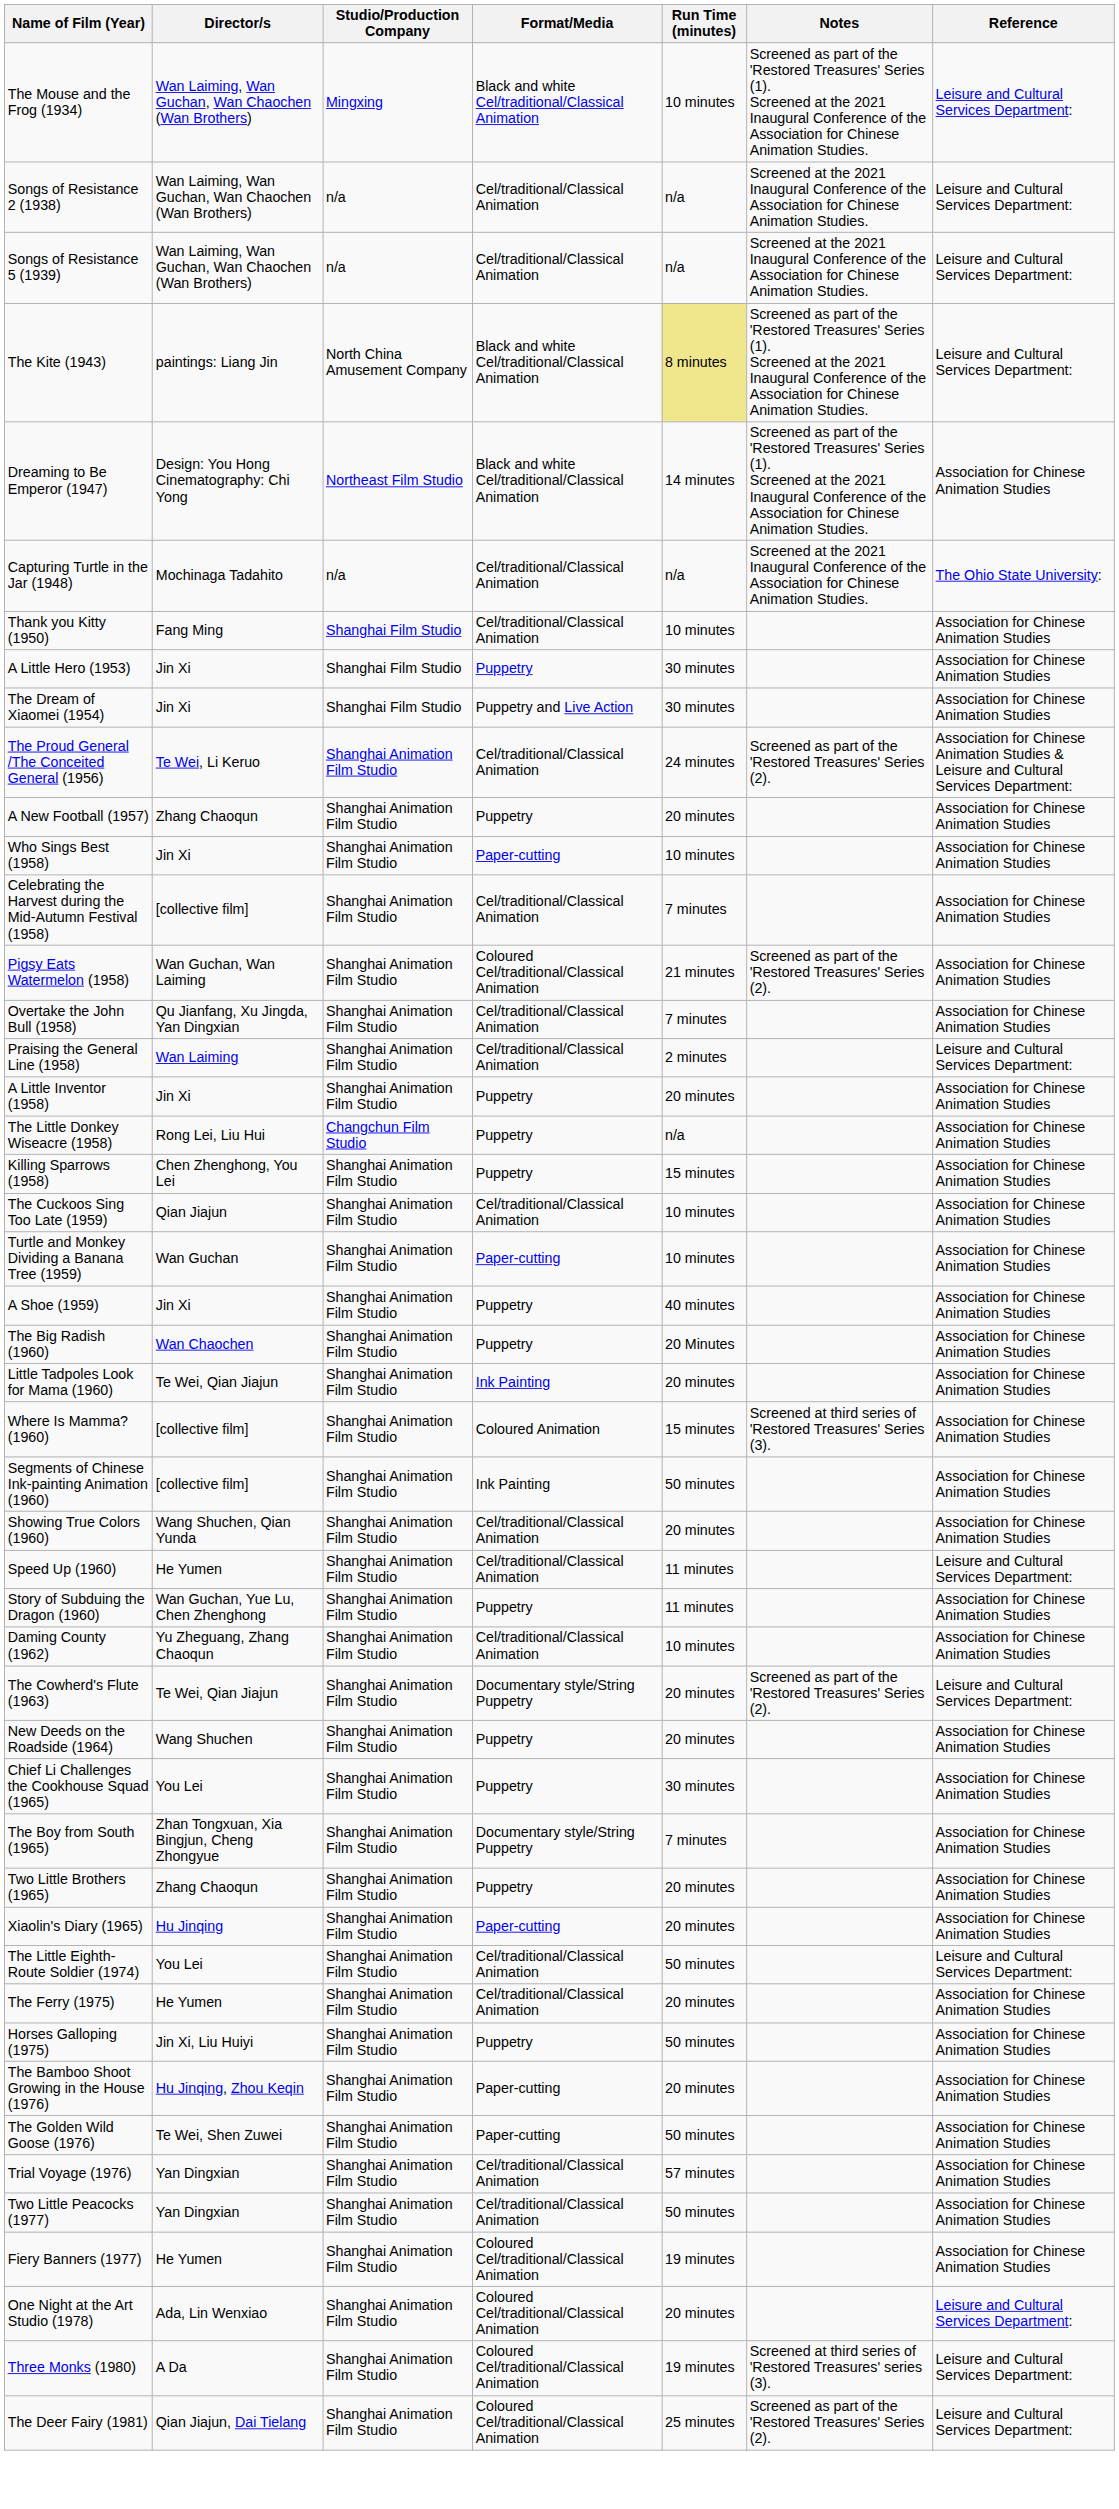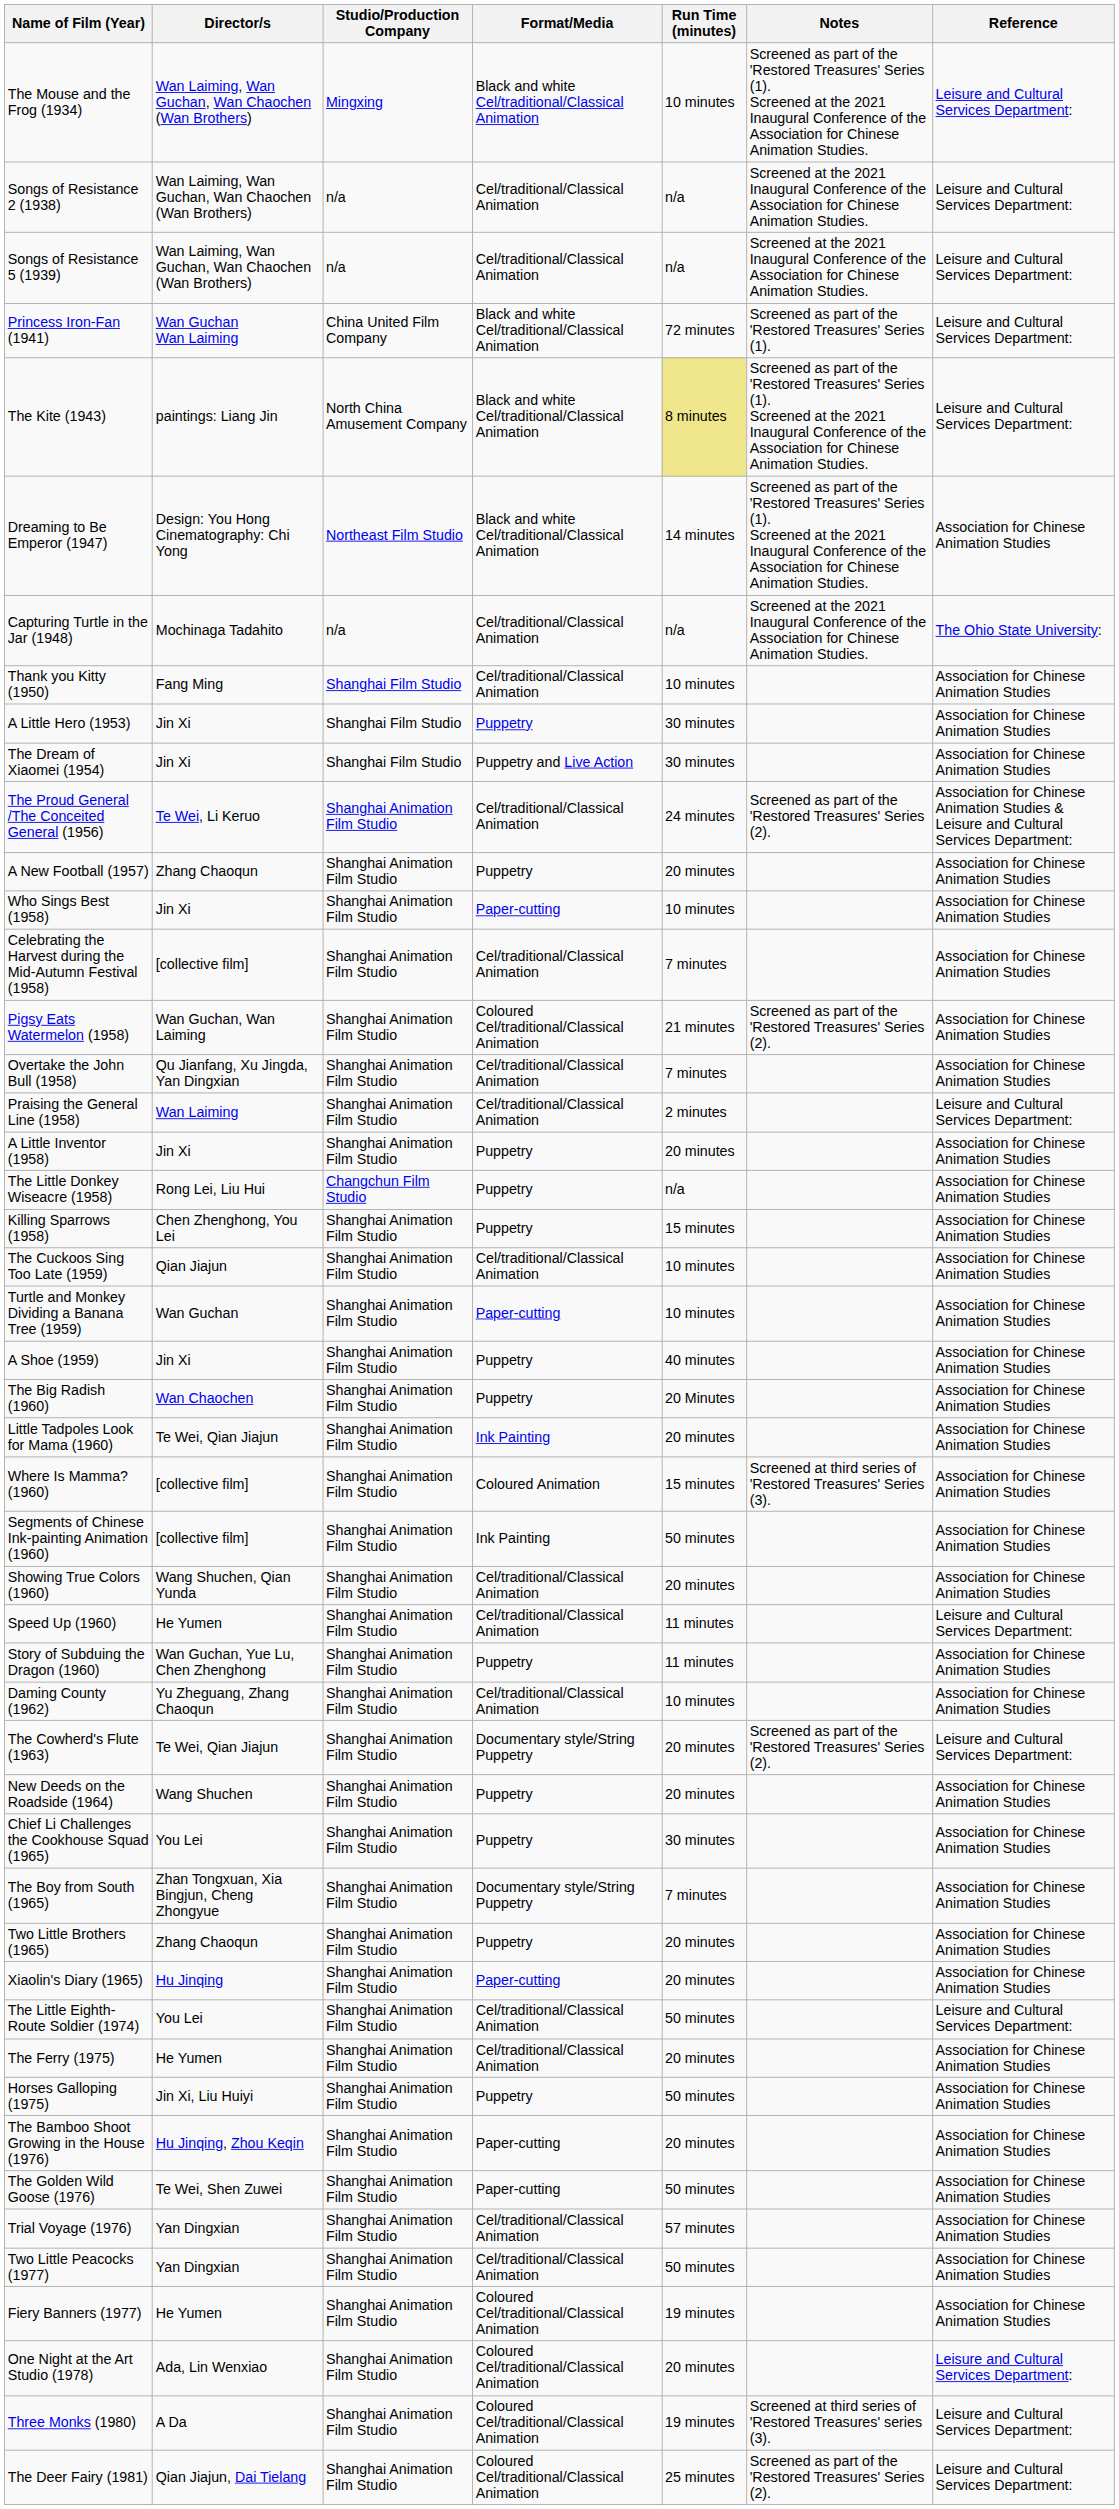+ row: (64, 330)
